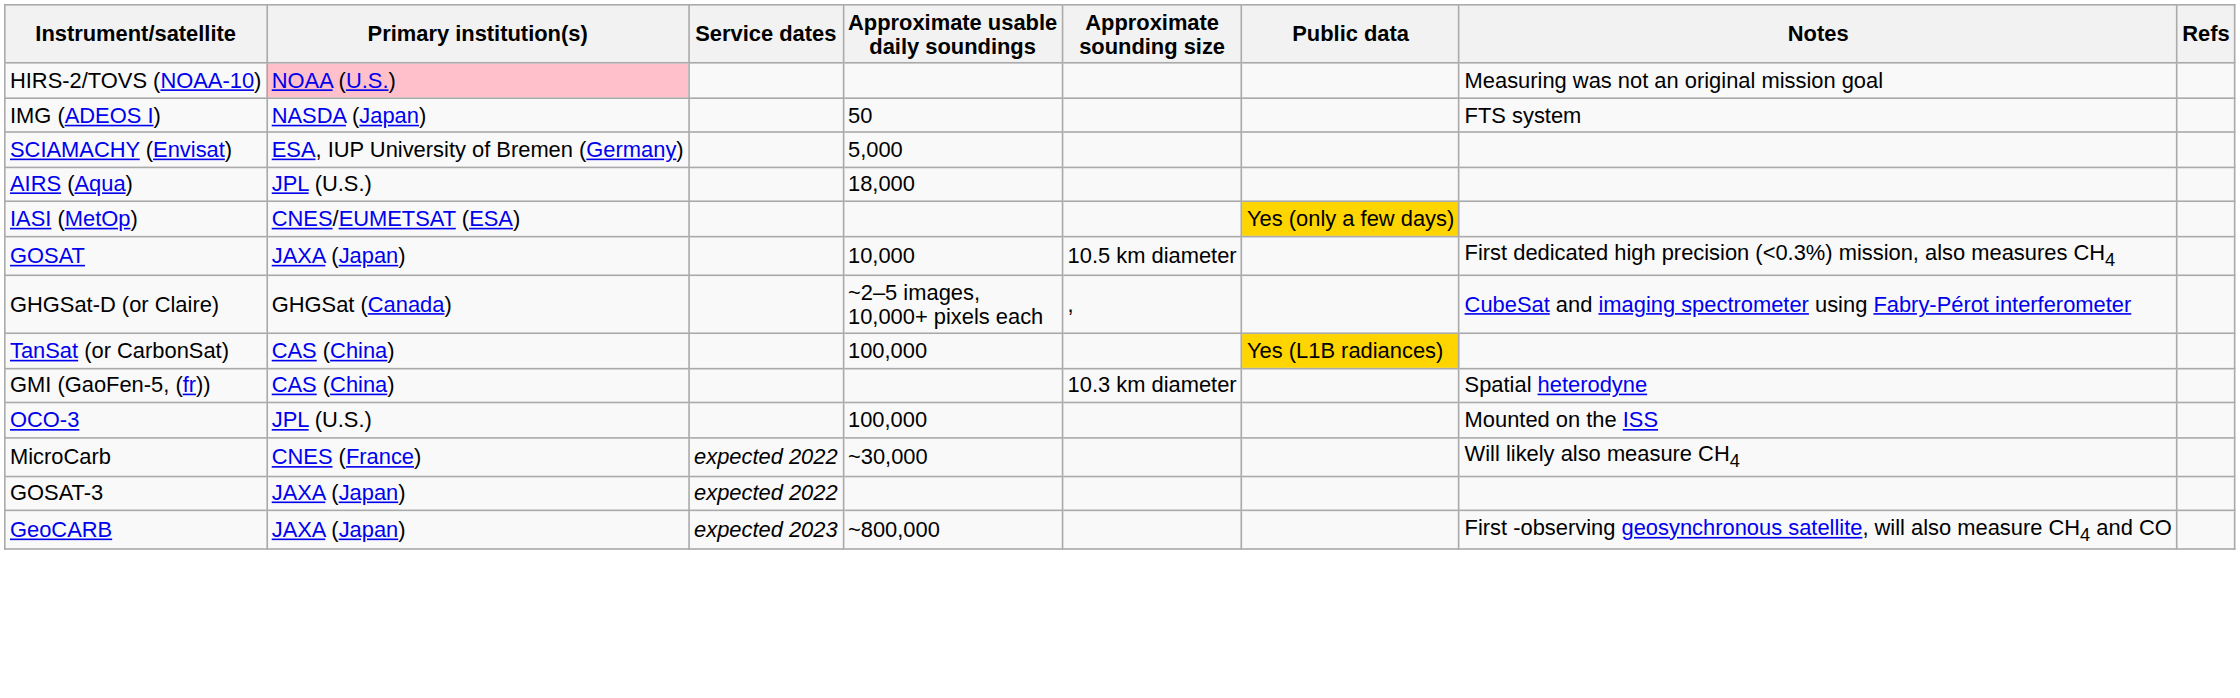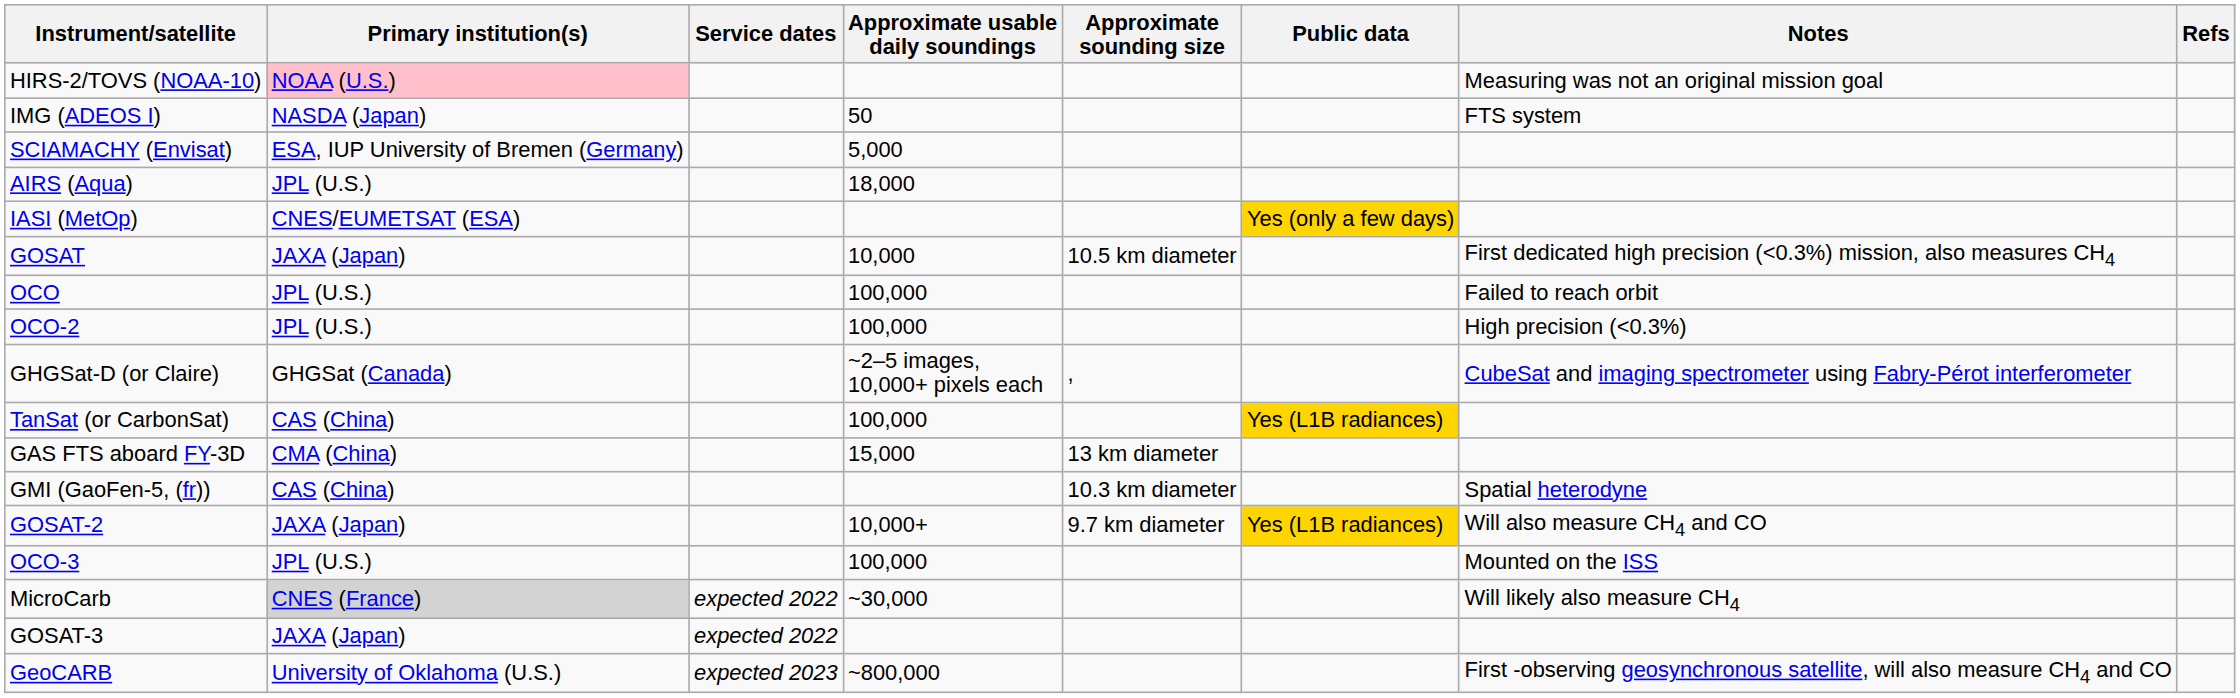+ row: (35, 292)
+ row: (45, 326)
+ row: (128, 454)
+ row: (57, 525)
(347, 456) no background -> (347, 599) lightgrey background
(339, 530) JAXA (Japan) -> (416, 672) University of Oklahoma (U.S.)
